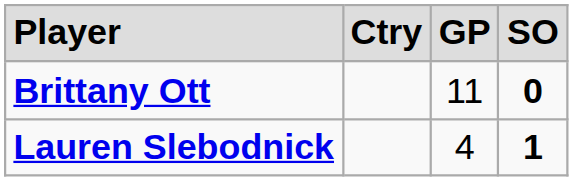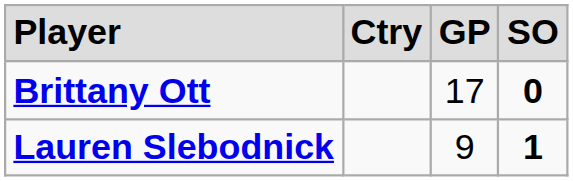(465, 89) 11 -> (465, 89) 17
(465, 146) 4 -> (465, 146) 9
